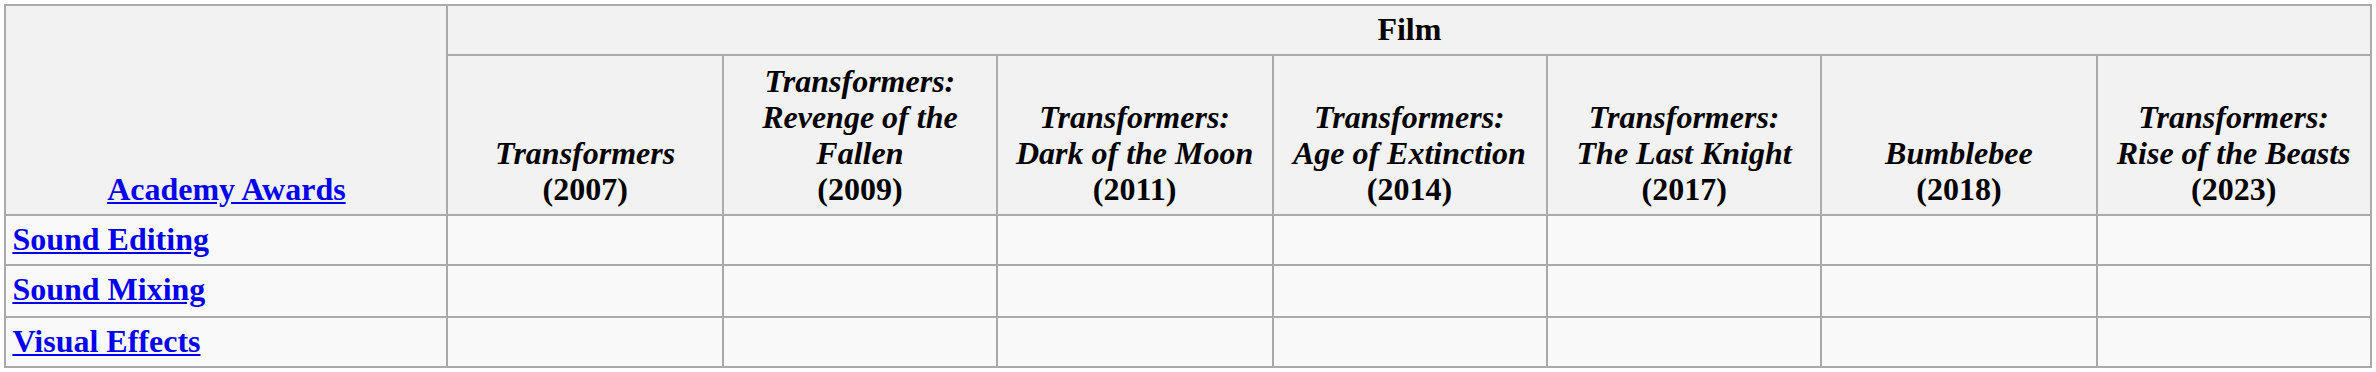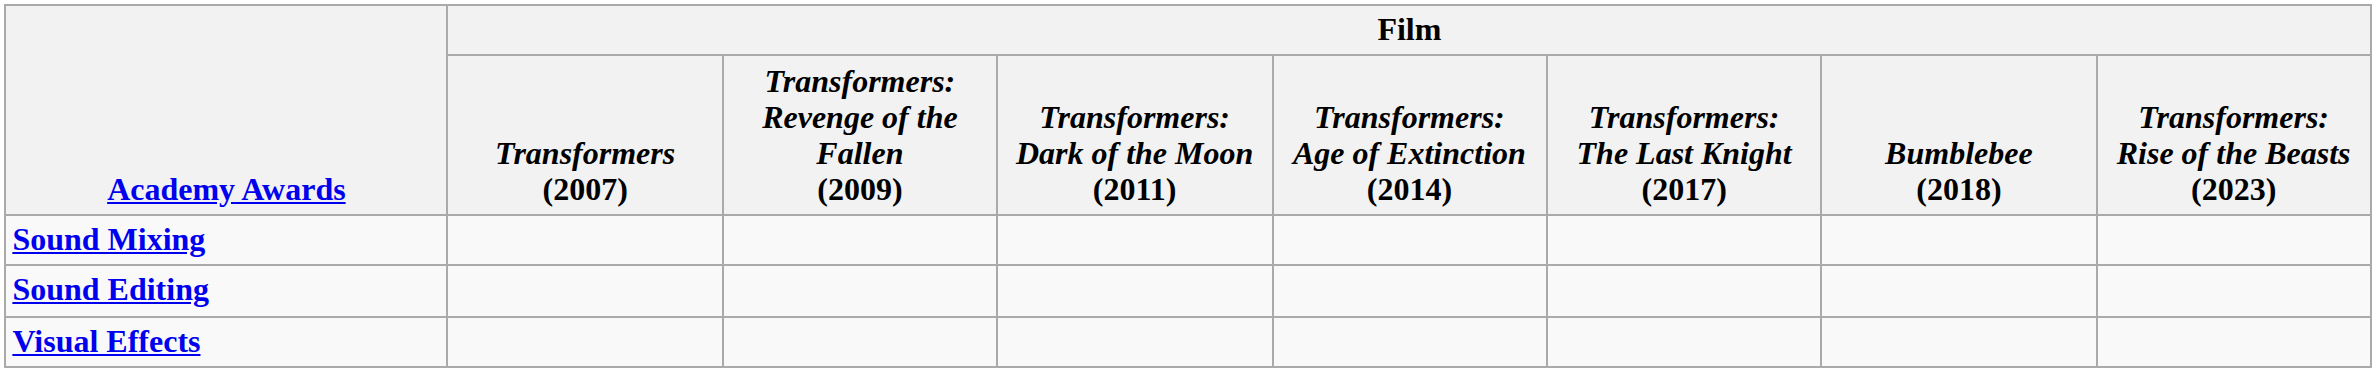rows swapped: (111, 239) <-> (109, 290)
